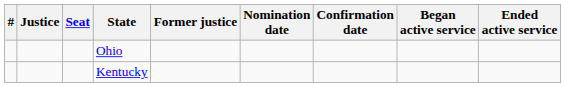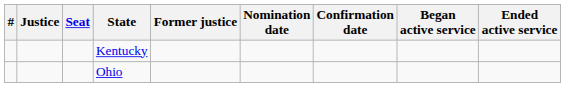rows swapped: (122, 72) <-> (109, 51)
